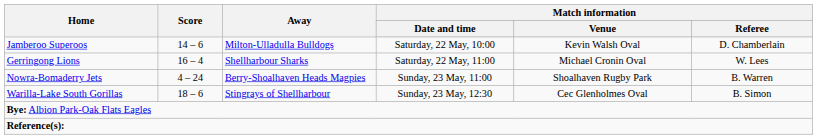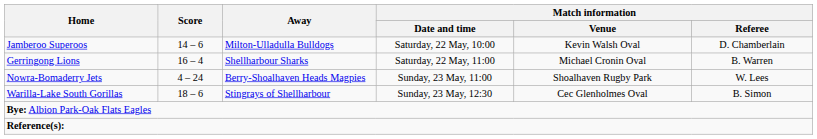(752, 61) W. Lees -> (752, 61) B. Warren
(752, 77) B. Warren -> (752, 77) W. Lees
